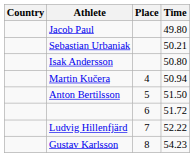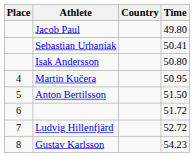columns swapped: (147, 12) <-> (26, 12)
(175, 45) 50.21 -> (175, 45) 50.41
(175, 78) 50.94 -> (175, 78) 50.95
(175, 128) 52.22 -> (175, 128) 52.72
